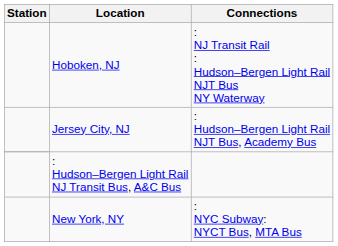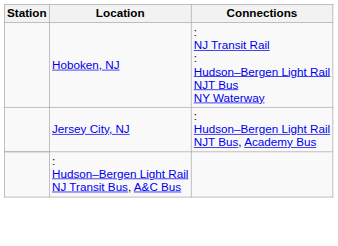- row: (88, 219)
